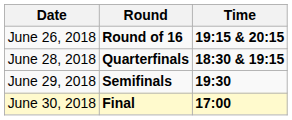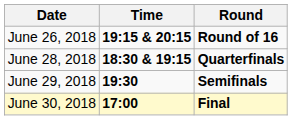columns swapped: (240, 15) <-> (146, 15)
